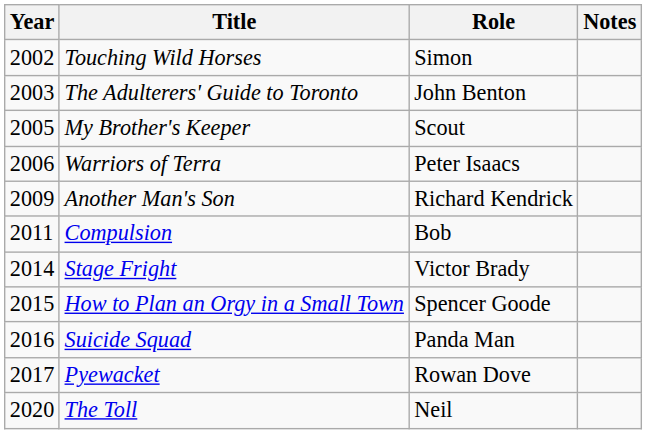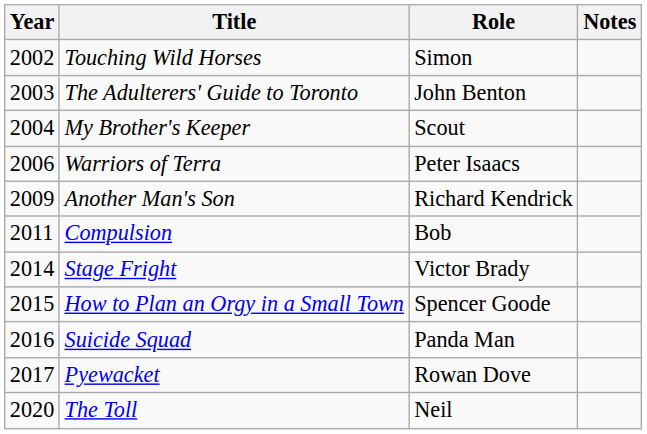(32, 127) 2005 -> (32, 127) 2004
